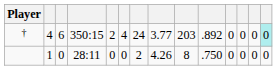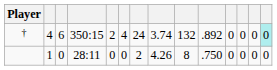(161, 35) 3.77 -> (161, 35) 3.74
(186, 35) 203 -> (186, 35) 132
